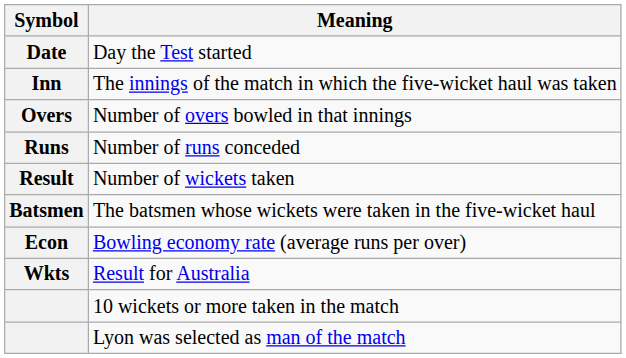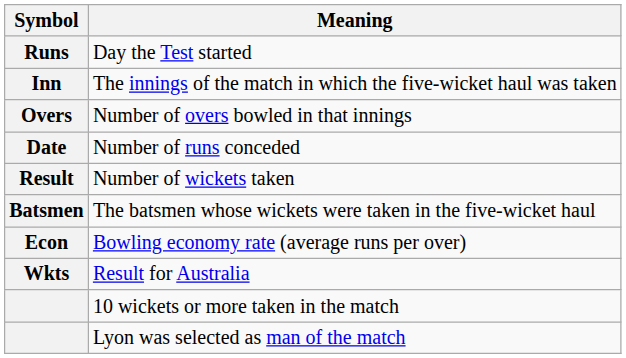(46, 52) Date -> (46, 52) Runs
(46, 147) Runs -> (46, 147) Date
